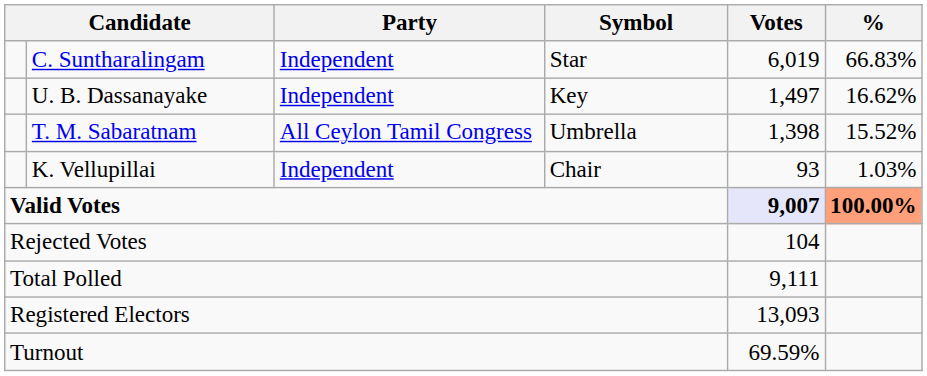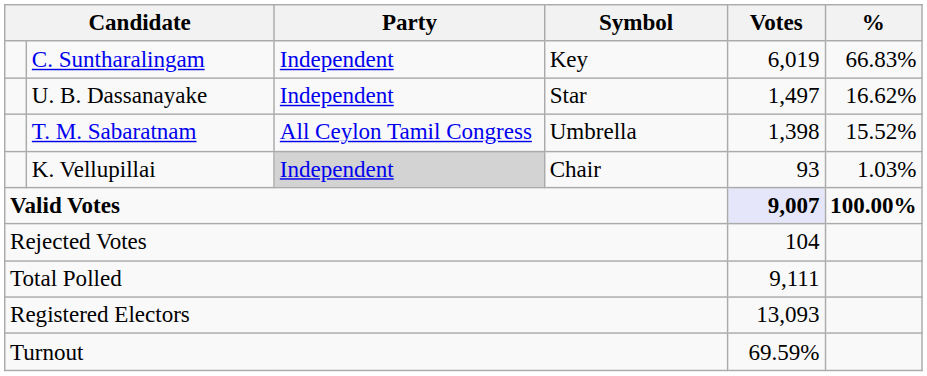(568, 59) Star -> (569, 59) Key
(569, 95) Key -> (568, 95) Star
(337, 168) no background -> (337, 168) lightgrey background
(873, 205) lightsalmon background -> (873, 205) no background
